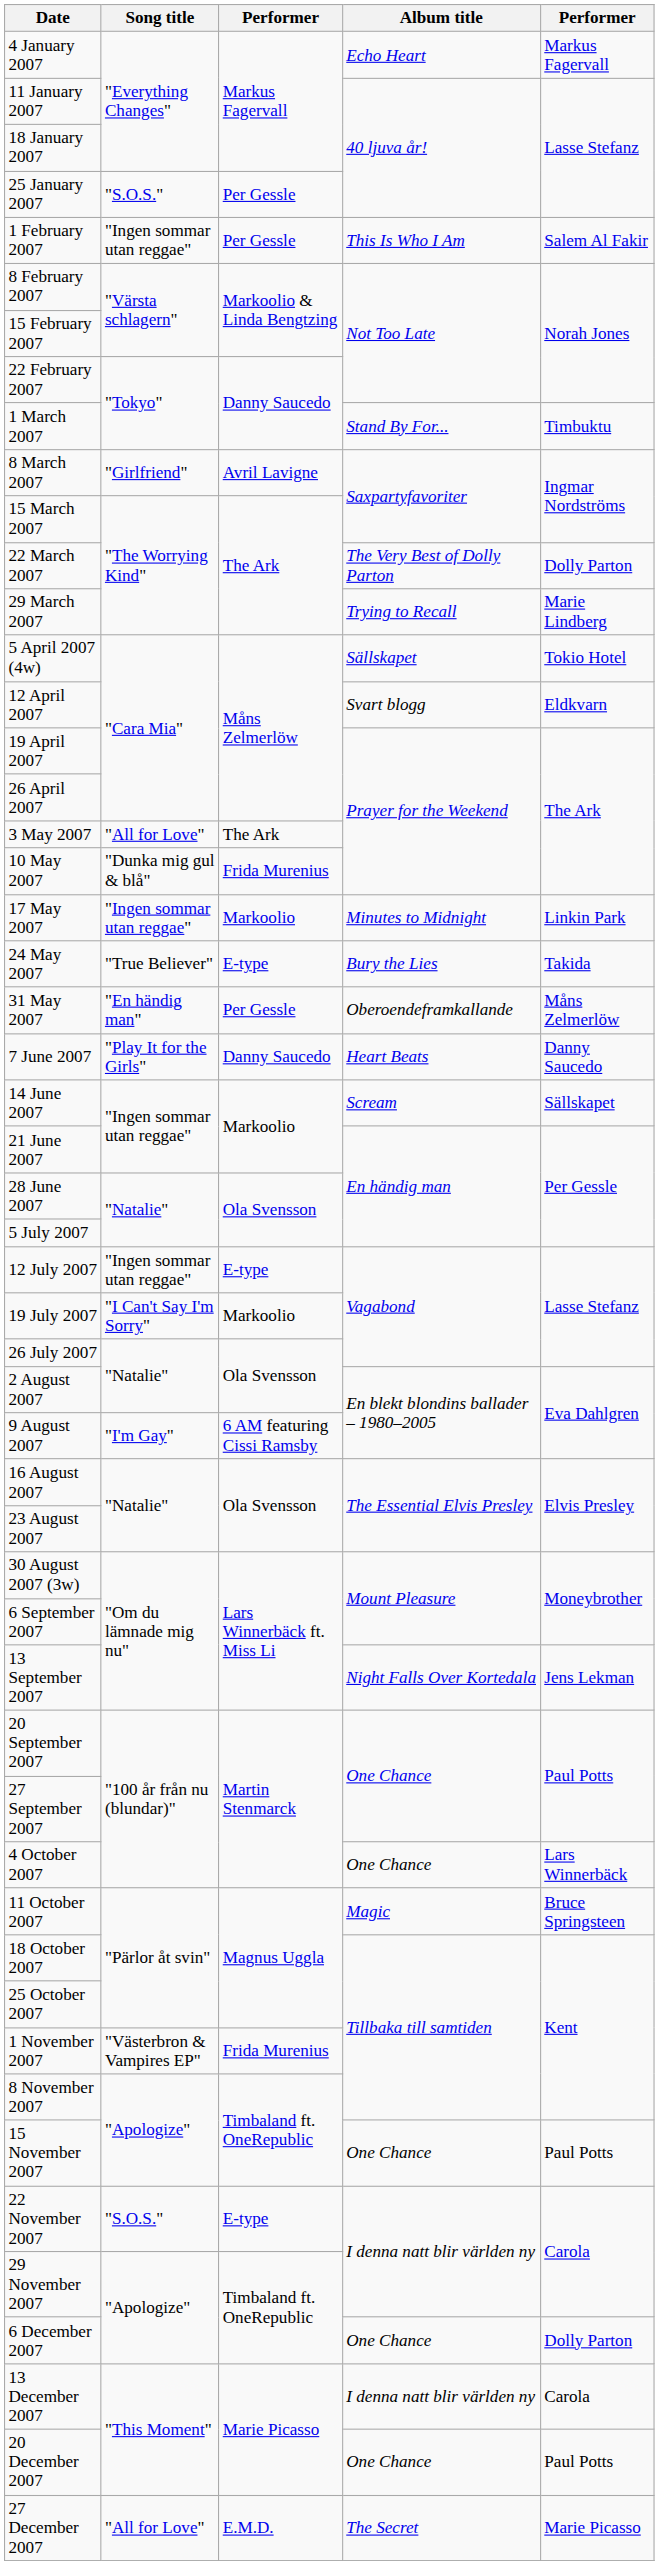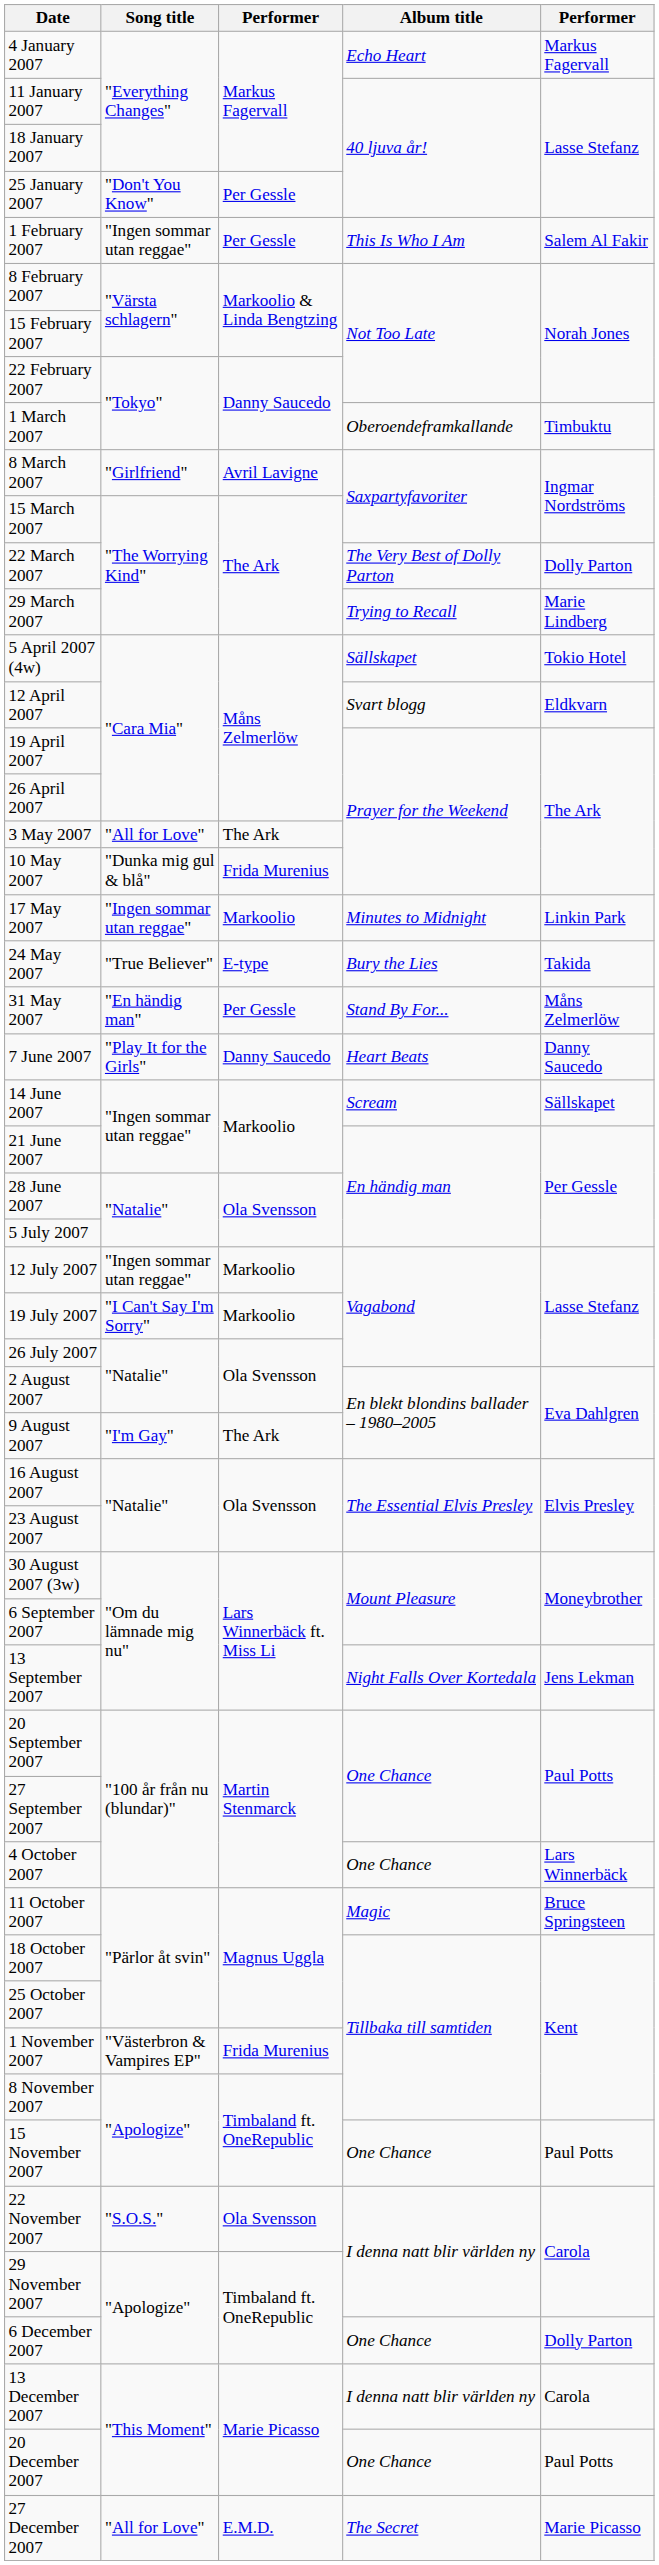(134, 194) "S.O.S." -> (143, 194) "Don't You Know"
(397, 426) Stand By For... -> (430, 426) Oberoendeframkallande
(430, 1010) Oberoendeframkallande -> (397, 1010) Stand By For...
(246, 1269) E-type -> (259, 1269) Markoolio
(276, 1435) 6 AM featuring Cissi Ramsby -> (251, 1435) The Ark
(246, 2218) E-type -> (270, 2218) Ola Svensson
